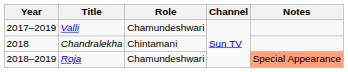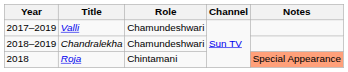(18, 43) 2018 -> (31, 43) 2018–2019
(152, 43) Chintamani -> (166, 43) Chamundeshwari
(31, 59) 2018–2019 -> (18, 59) 2018
(166, 59) Chamundeshwari -> (152, 59) Chintamani
